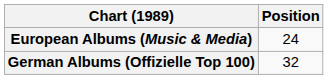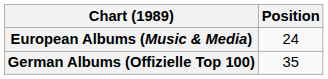(291, 62) 32 -> (291, 62) 35
